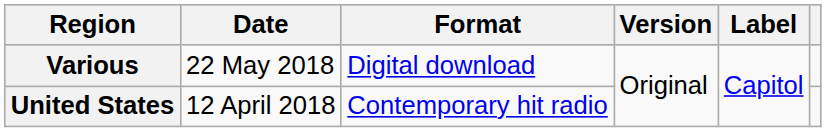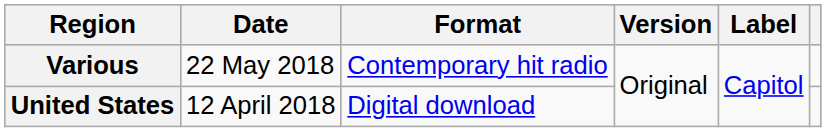(441, 65) Digital download -> (478, 65) Contemporary hit radio
(478, 106) Contemporary hit radio -> (441, 106) Digital download
